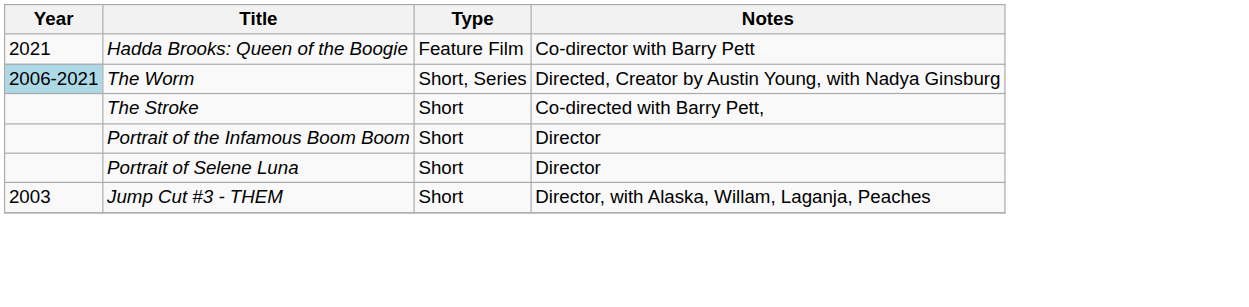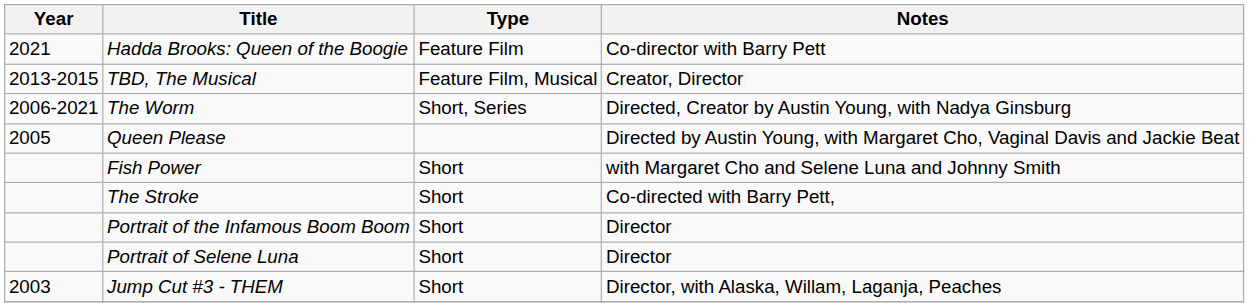+ row: (181, 78)
(54, 78) lightblue background -> (54, 108) no background
+ row: (166, 138)
+ row: (154, 167)
